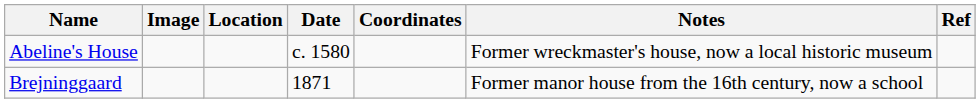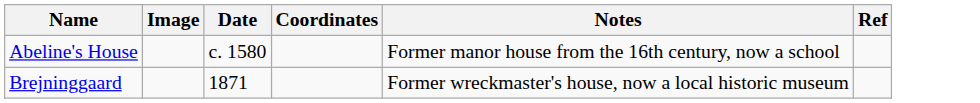- column: (246, 20)
(702, 51) Former wreckmaster's house, now a local historic museum -> (614, 51) Former manor house from the 16th century, now a school
(697, 82) Former manor house from the 16th century, now a school -> (618, 82) Former wreckmaster's house, now a local historic museum
